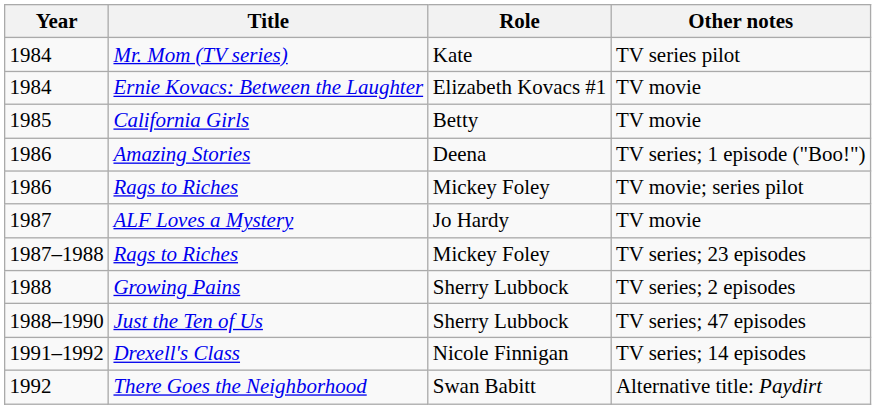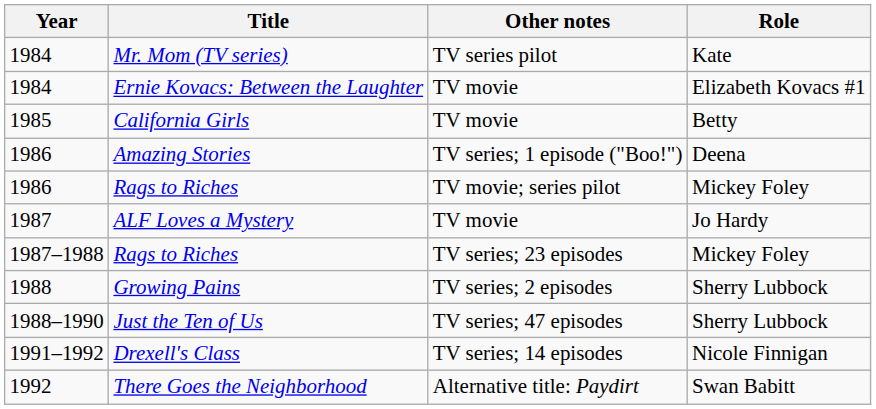columns swapped: (520, 21) <-> (741, 21)
